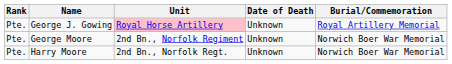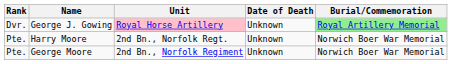(17, 25) Pte. -> (17, 25) Dvr.
(379, 25) no background -> (379, 25) lightgreen background
rows swapped: (61, 39) <-> (59, 53)
